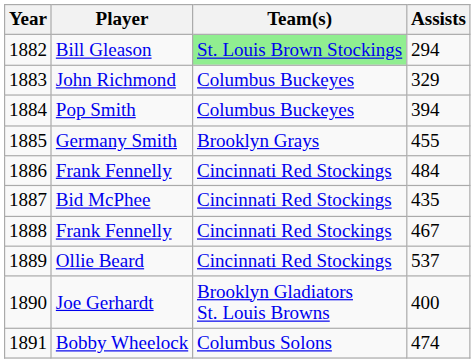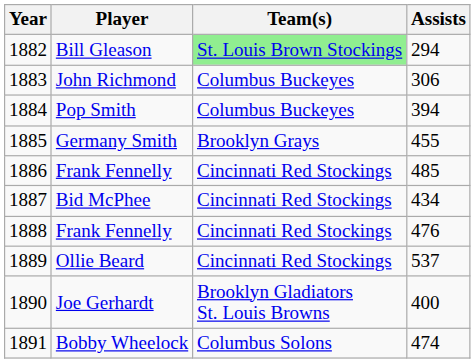(425, 79) 329 -> (425, 79) 306
(425, 170) 484 -> (425, 170) 485
(425, 200) 435 -> (425, 200) 434
(425, 230) 467 -> (425, 230) 476
